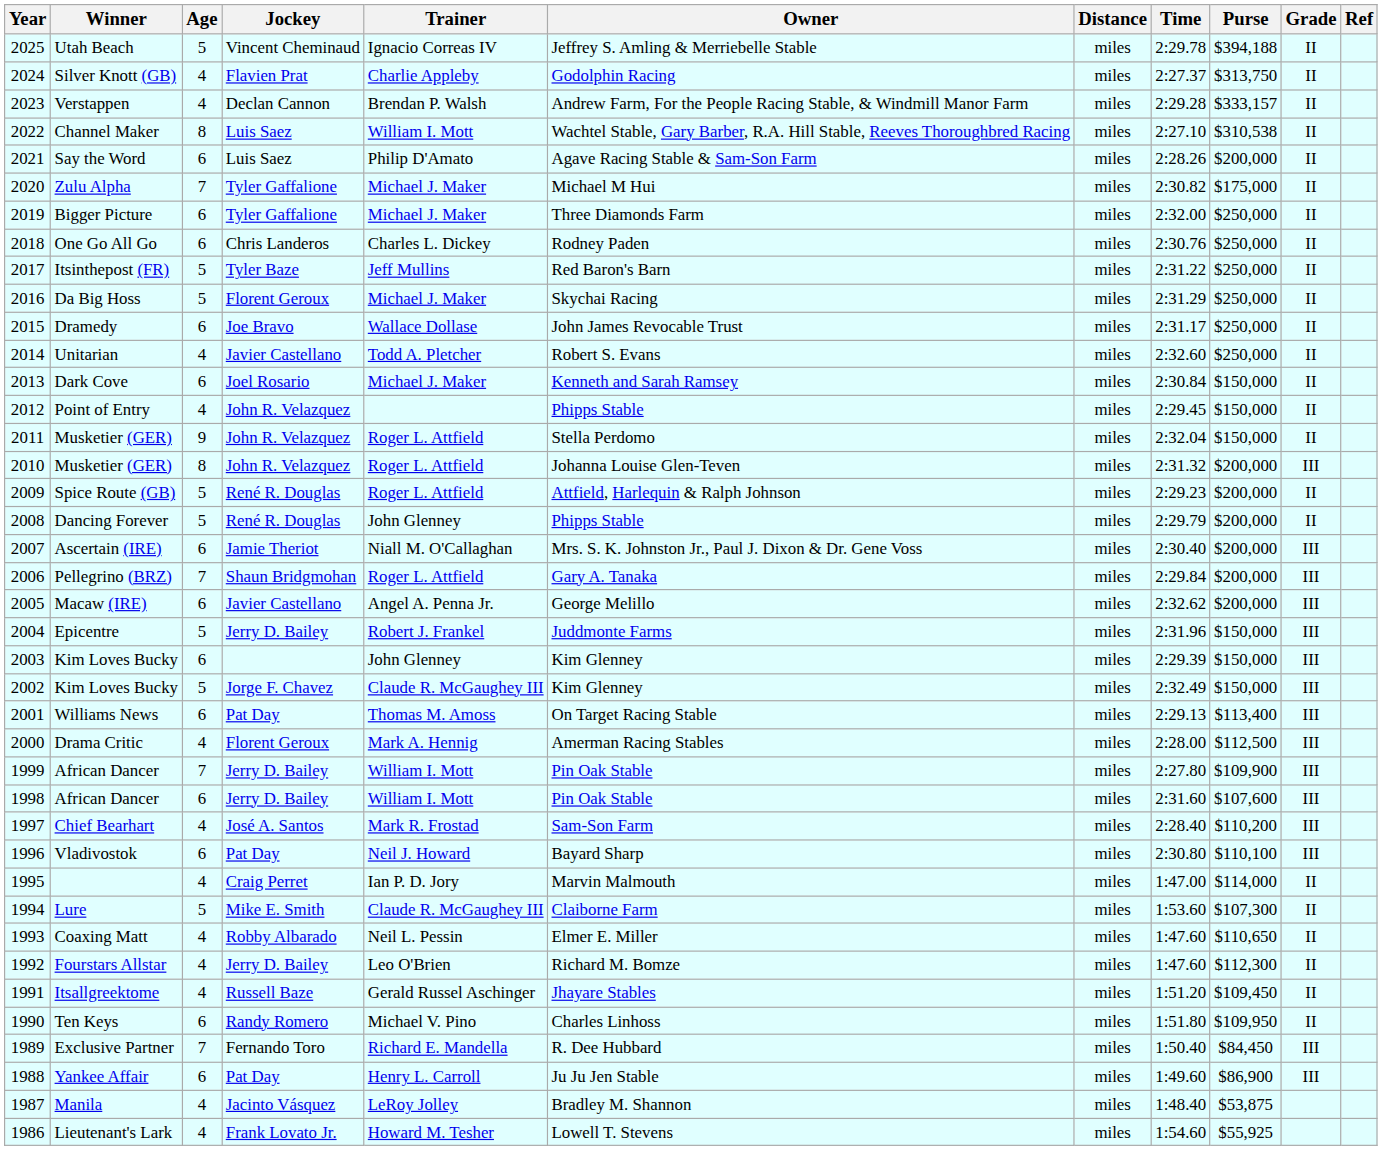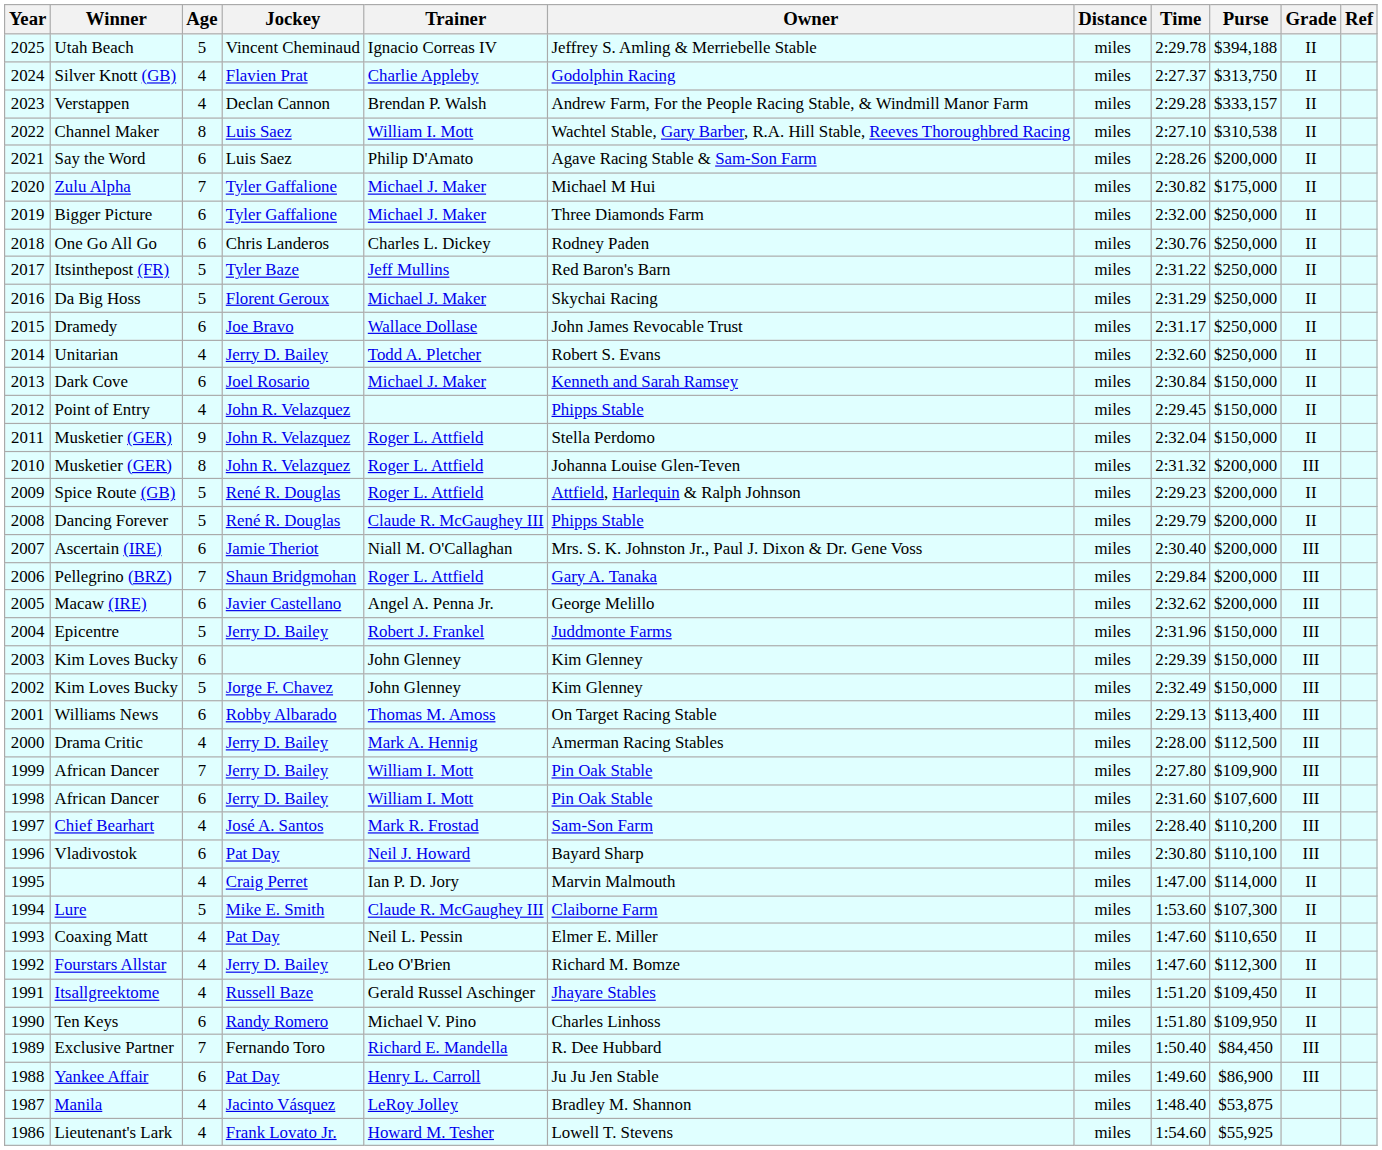(284, 353) Javier Castellano -> (277, 353) Jerry D. Bailey
(414, 520) John Glenney -> (456, 520) Claude R. McGaughey III
(456, 687) Claude R. McGaughey III -> (414, 687) John Glenney
(253, 714) Pat Day -> (281, 714) Robby Albarado
(277, 742) Florent Geroux -> (277, 742) Jerry D. Bailey
(281, 937) Robby Albarado -> (253, 937) Pat Day
